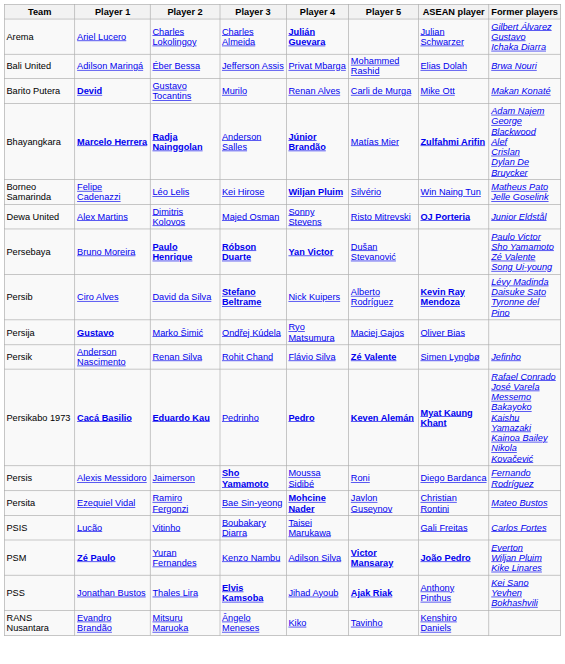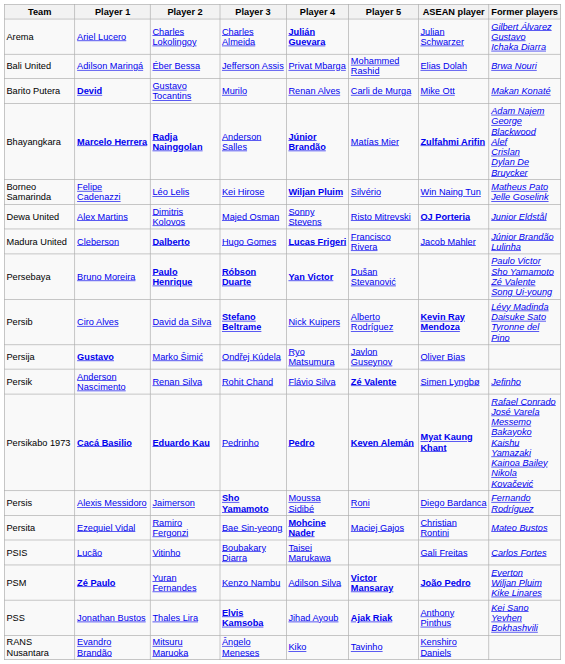+ row: (37, 242)
(377, 332) Maciej Gajos -> (372, 357) Javlon Guseynov
(372, 503) Javlon Guseynov -> (377, 528) Maciej Gajos
